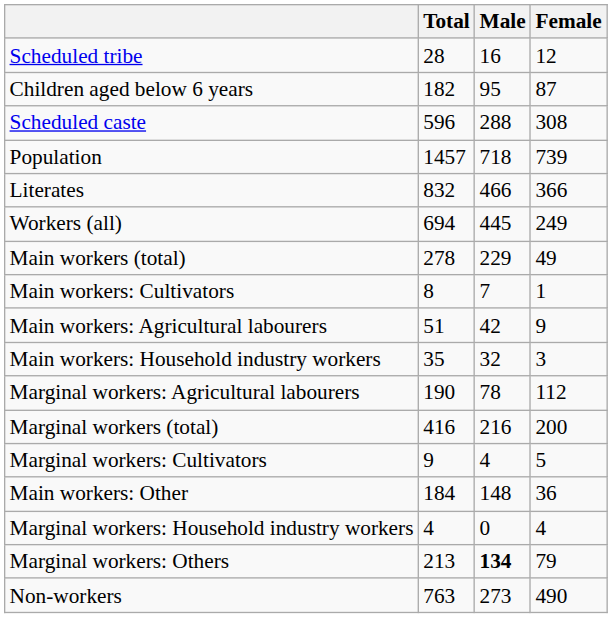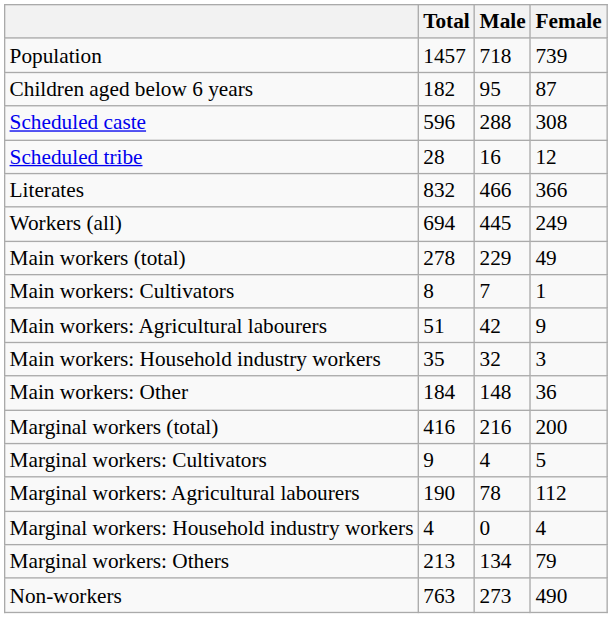rows swapped: (56, 156) <-> (76, 55)
rows swapped: (99, 493) <-> (185, 392)
(496, 561) bold -> (496, 561) normal
